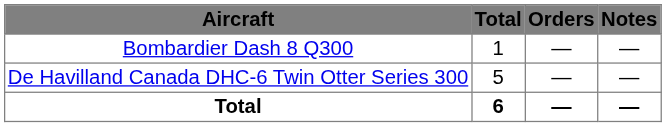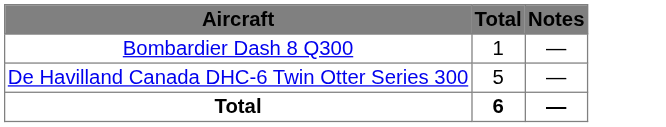- column: (561, 19)
